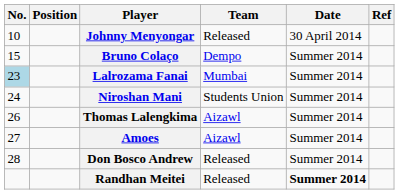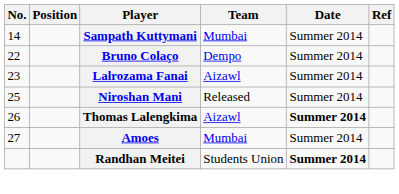- row: (140, 35)
+ row: (140, 35)
(14, 55) 15 -> (14, 55) 22
(14, 76) lightblue background -> (14, 76) no background
(225, 76) Mumbai -> (222, 76) Aizawl
(14, 96) 24 -> (14, 96) 25
(243, 96) Students Union -> (227, 96) Released
(326, 117) normal -> (328, 117) bold
(222, 138) Aizawl -> (225, 138) Mumbai
- row: (140, 158)
(227, 179) Released -> (243, 158) Students Union
